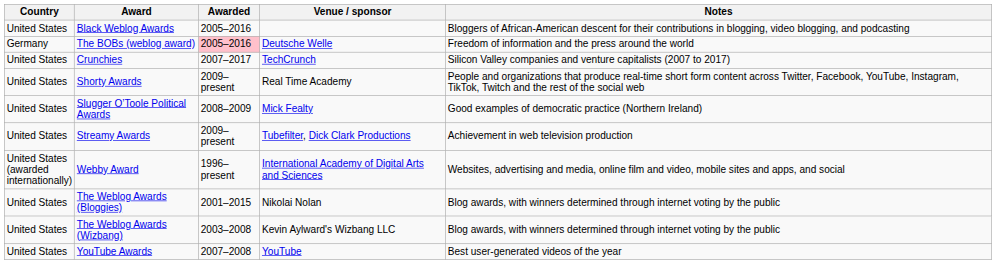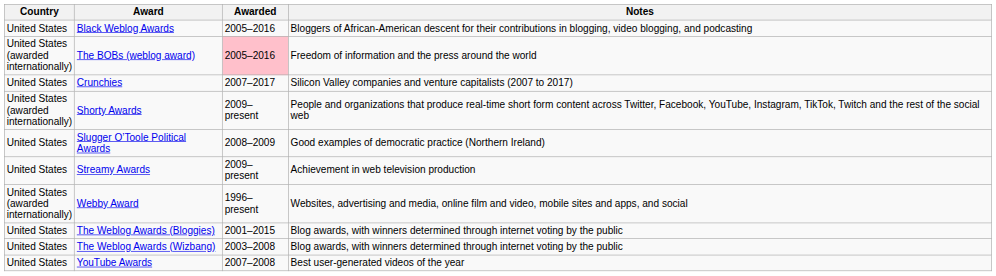- column: (353, 12)
(27, 44) Germany -> (39, 55) United States (awarded internationally)
(37, 82) United States -> (39, 110) United States (awarded internationally)
